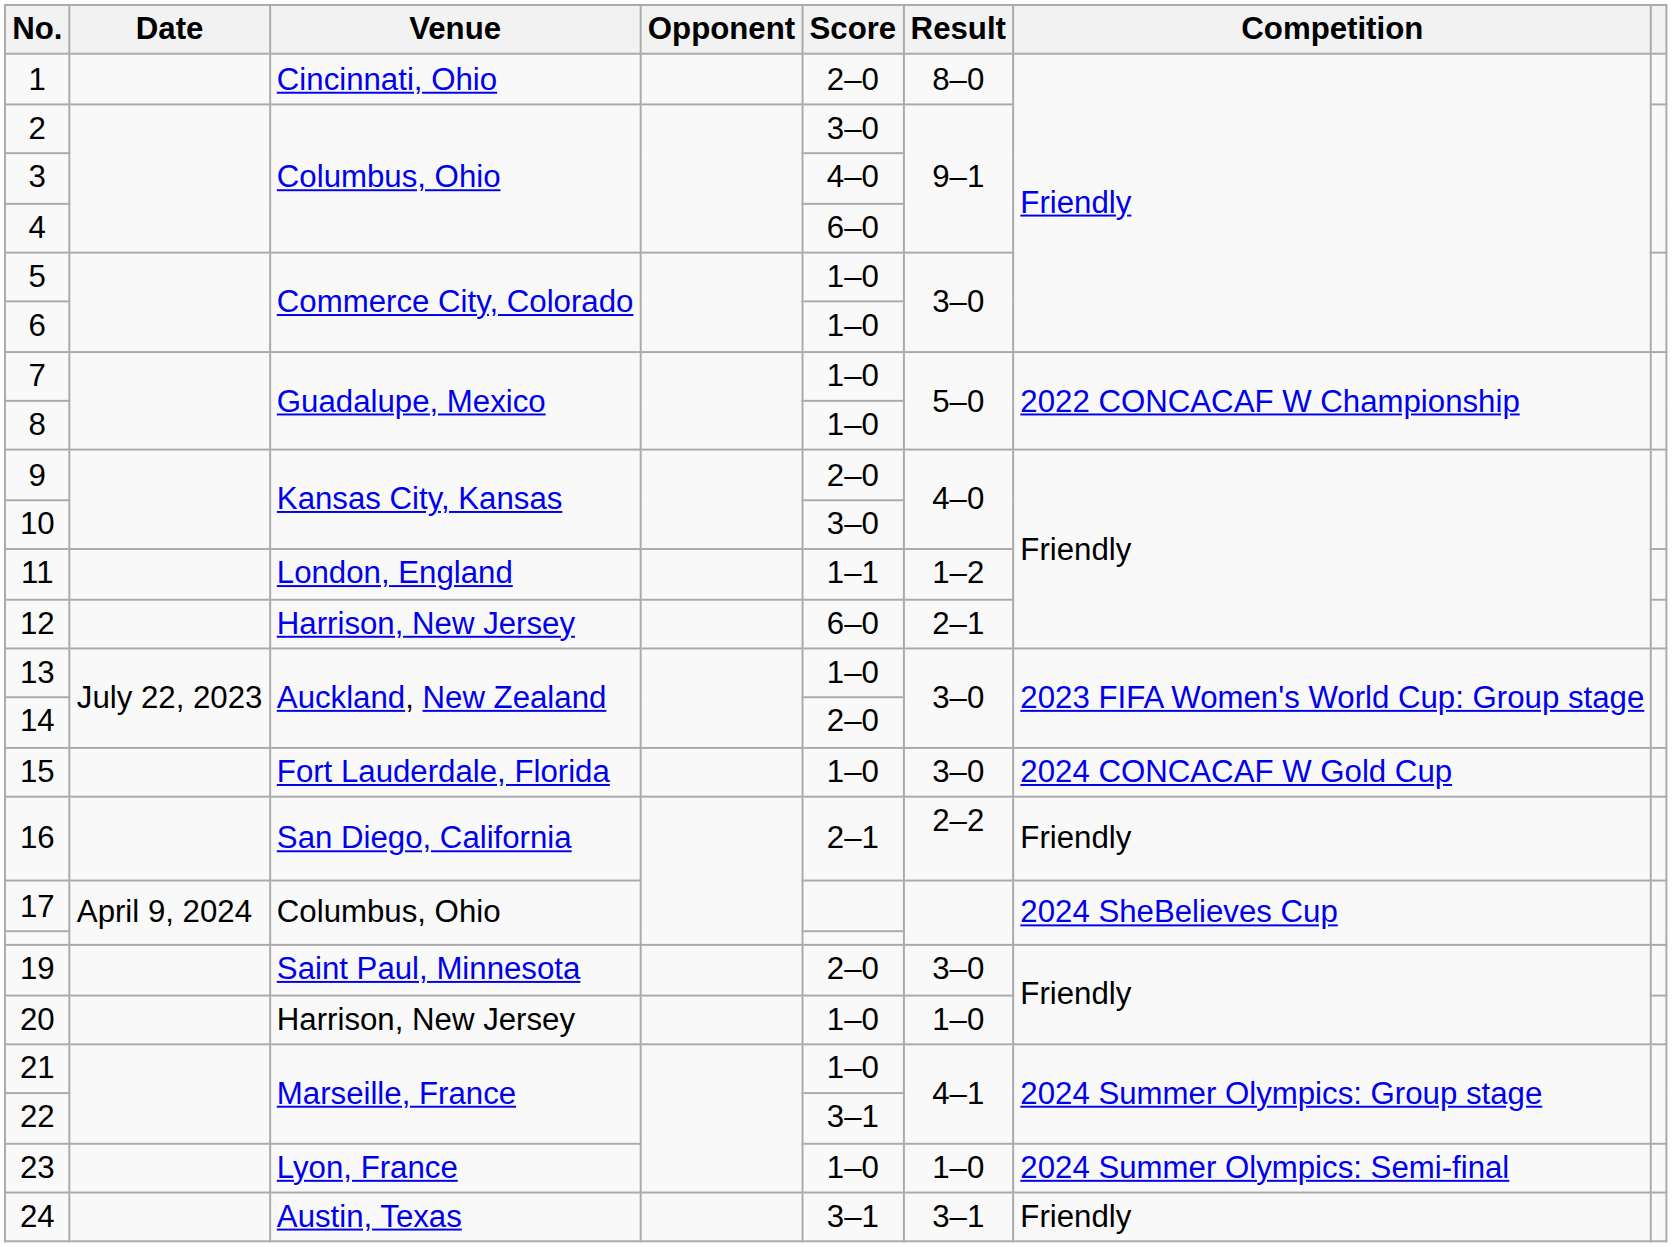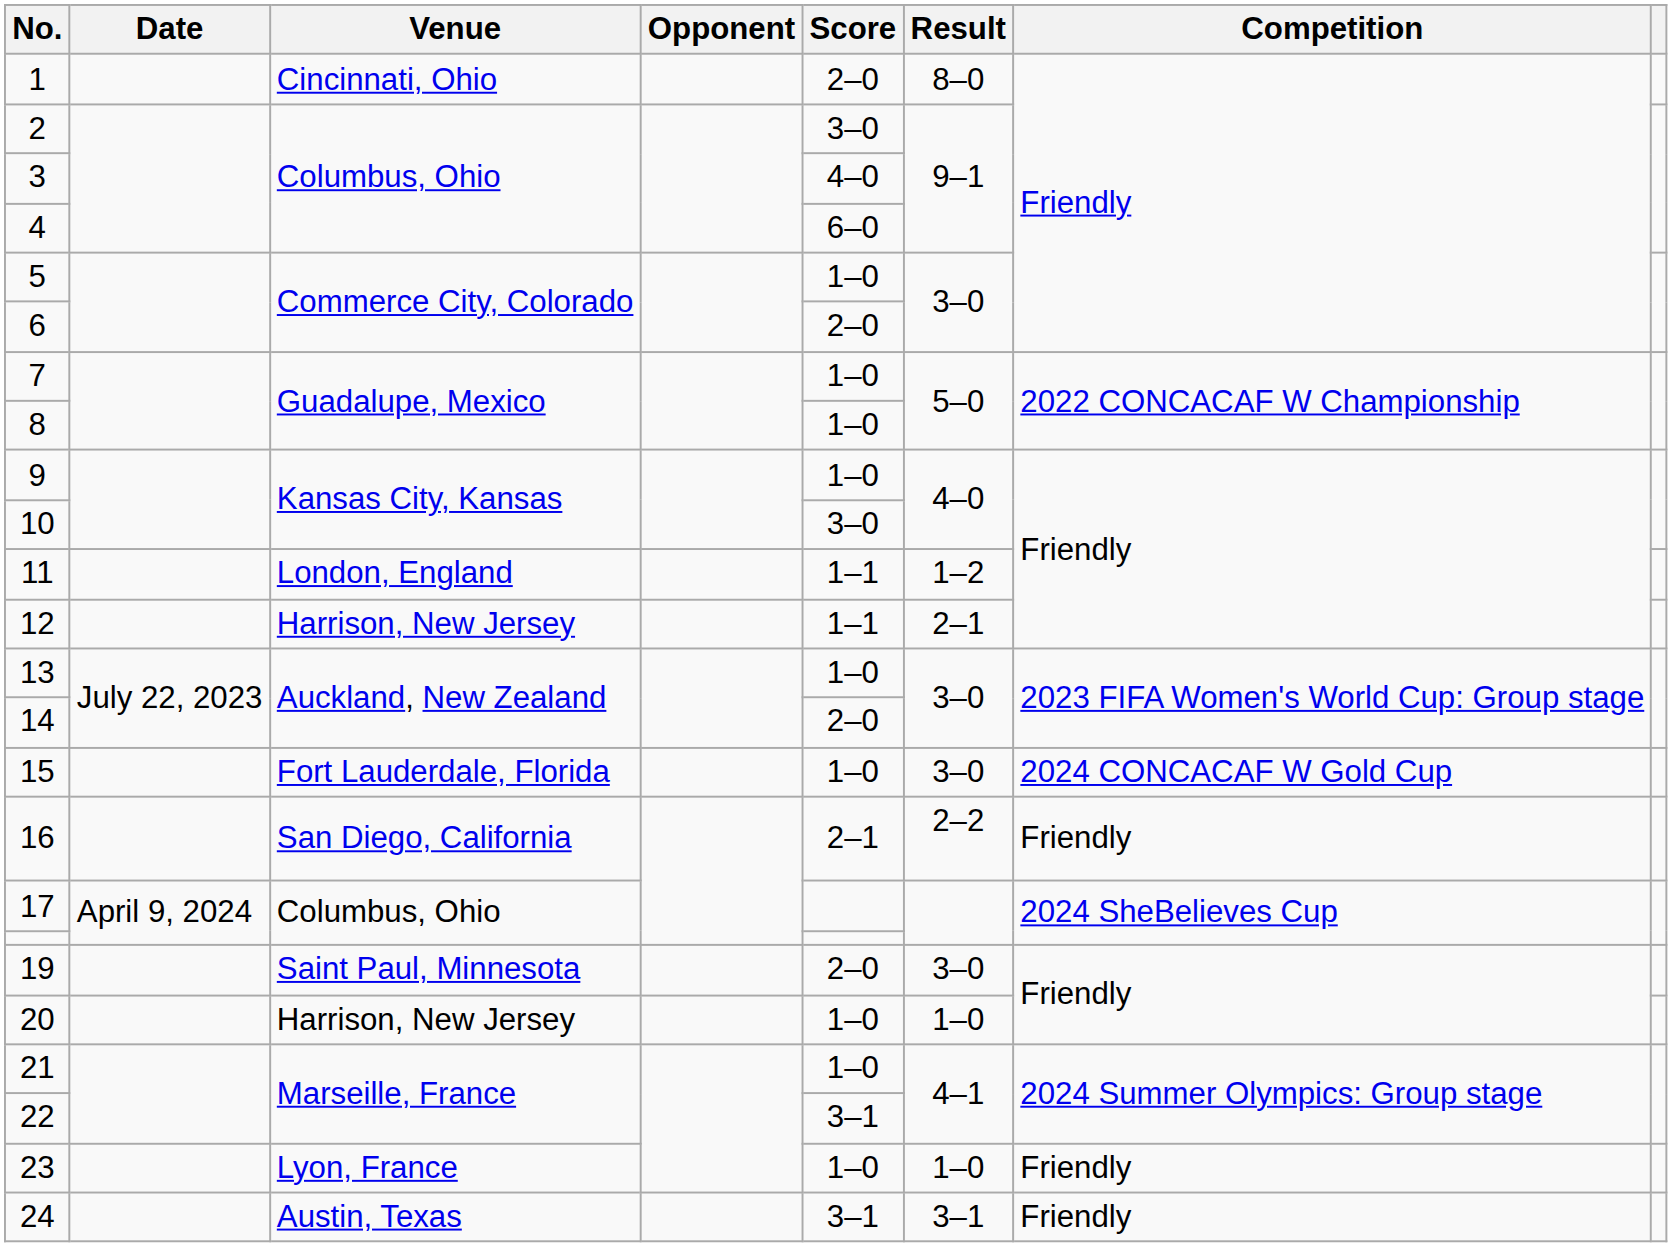(853, 326) 1–0 -> (853, 326) 2–0
(853, 474) 2–0 -> (853, 474) 1–0
(853, 623) 6–0 -> (853, 623) 1–1
(1265, 1167) 2024 Summer Olympics: Semi-final -> (1076, 1167) Friendly
